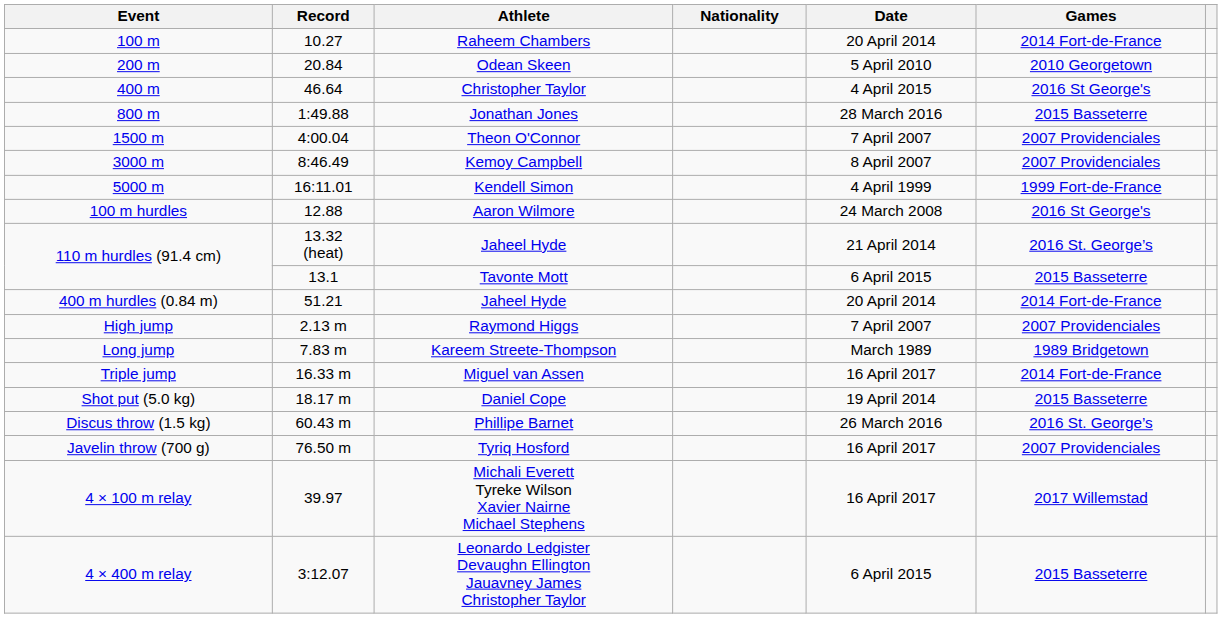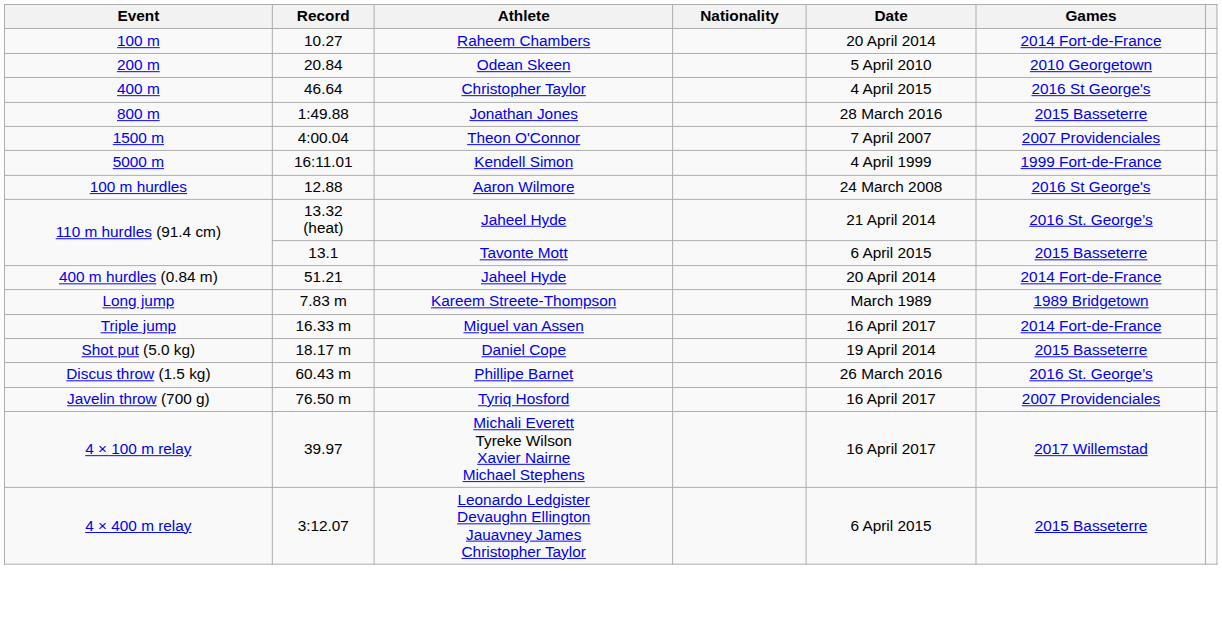- row: (138, 162)
- row: (138, 326)
